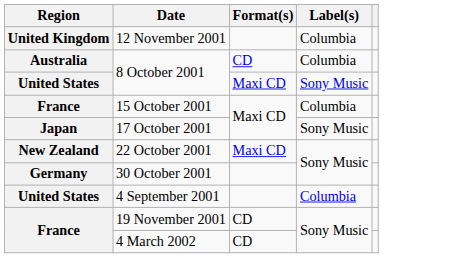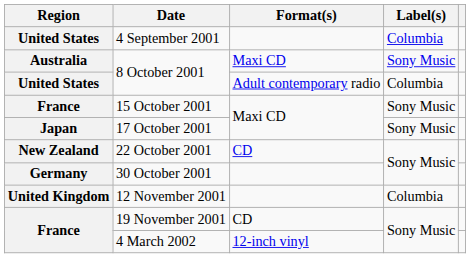rows swapped: (59, 196) <-> (59, 38)
(242, 60) CD -> (259, 60) Maxi CD
(328, 60) Columbia -> (421, 60) Sony Music
(259, 83) Maxi CD -> (306, 83) Adult contemporary radio
(334, 83) Sony Music -> (415, 83) Columbia
(328, 106) Columbia -> (421, 106) Sony Music
(259, 151) Maxi CD -> (242, 151) CD
(242, 241) CD -> (271, 241) 12-inch vinyl
